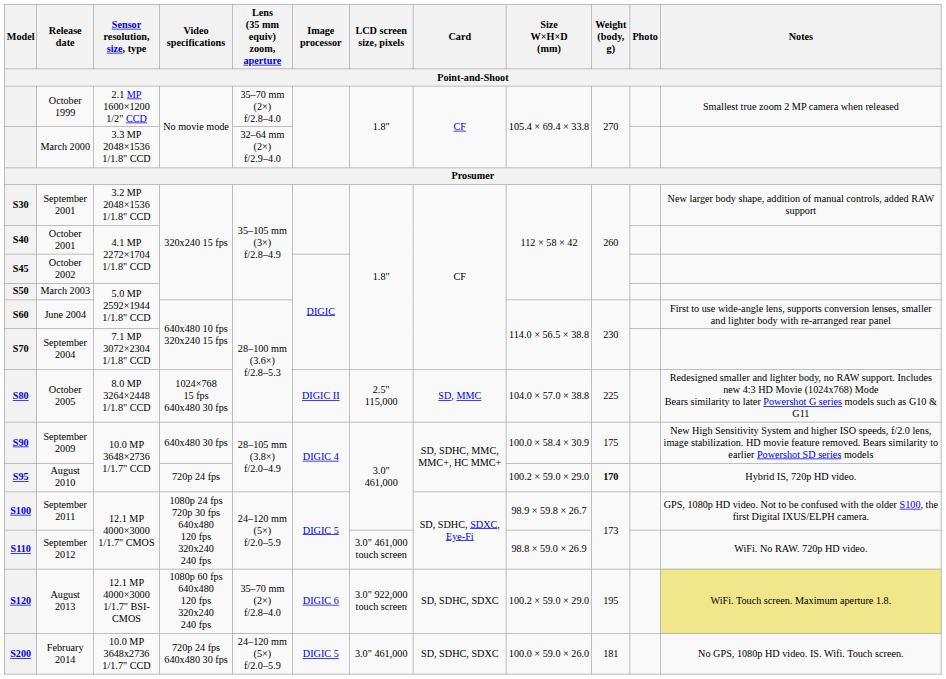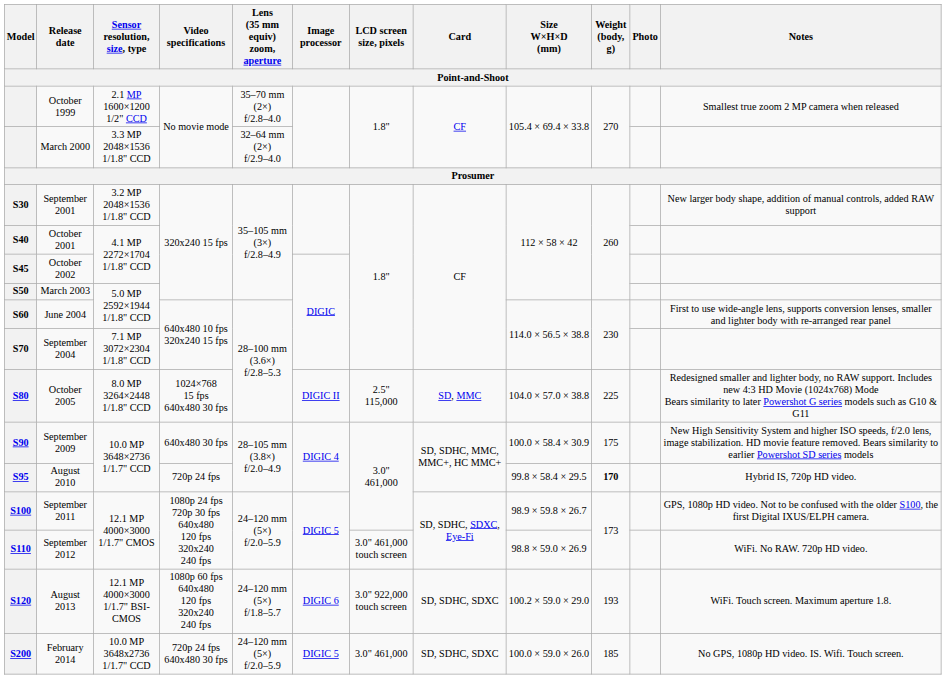(549, 477) 100.2 × 59.0 × 29.0 -> (549, 477) 99.8 × 58.4 × 29.5
(262, 600) 35–70 mm (2×) f/2.8–4.0 -> (262, 600) 24–120 mm (5×) f/1.8–5.7
(611, 600) 195 -> (611, 600) 193
(801, 600) khaki background -> (801, 600) no background
(611, 653) 181 -> (611, 653) 185
